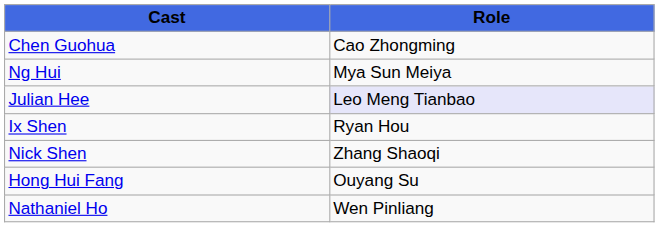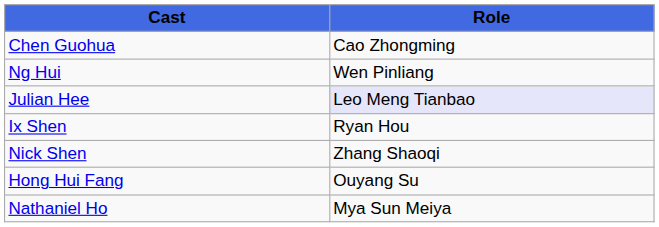(392, 72) Mya Sun Meiya -> (384, 72) Wen Pinliang
(384, 208) Wen Pinliang -> (392, 208) Mya Sun Meiya
